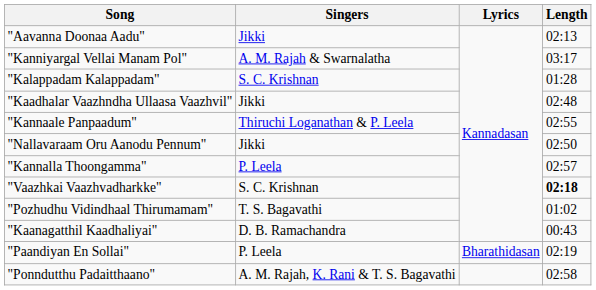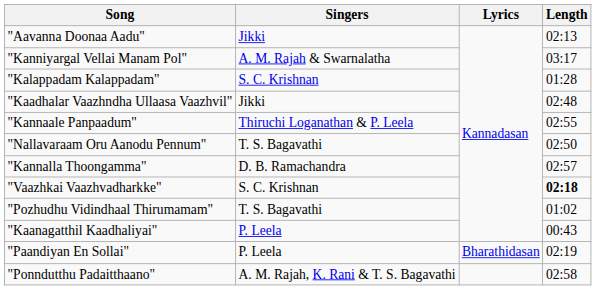(252, 144) Jikki -> (280, 144) T. S. Bagavathi
(260, 166) P. Leela -> (292, 166) D. B. Ramachandra
(292, 230) D. B. Ramachandra -> (260, 230) P. Leela
